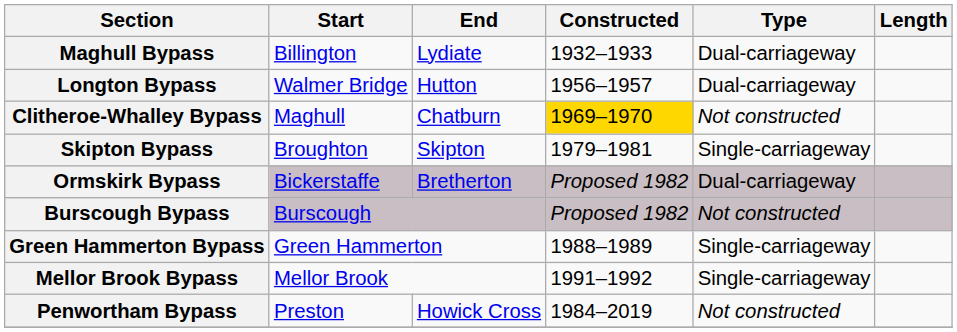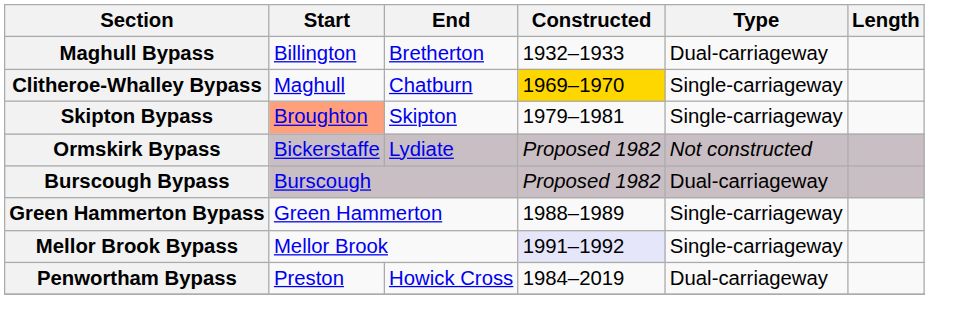(449, 52) Lydiate -> (437, 52) Bretherton
- row: (137, 85)
(769, 117) Not constructed -> (756, 85) Single-carriageway
(321, 149) no background -> (321, 117) lightsalmon background
(464, 181) Bretherton -> (421, 149) Lydiate
(777, 181) Dual-carriageway -> (741, 149) Not constructed
(769, 213) Not constructed -> (749, 181) Dual-carriageway
(601, 278) no background -> (573, 246) lavender background
(769, 310) Not constructed -> (749, 278) Dual-carriageway
